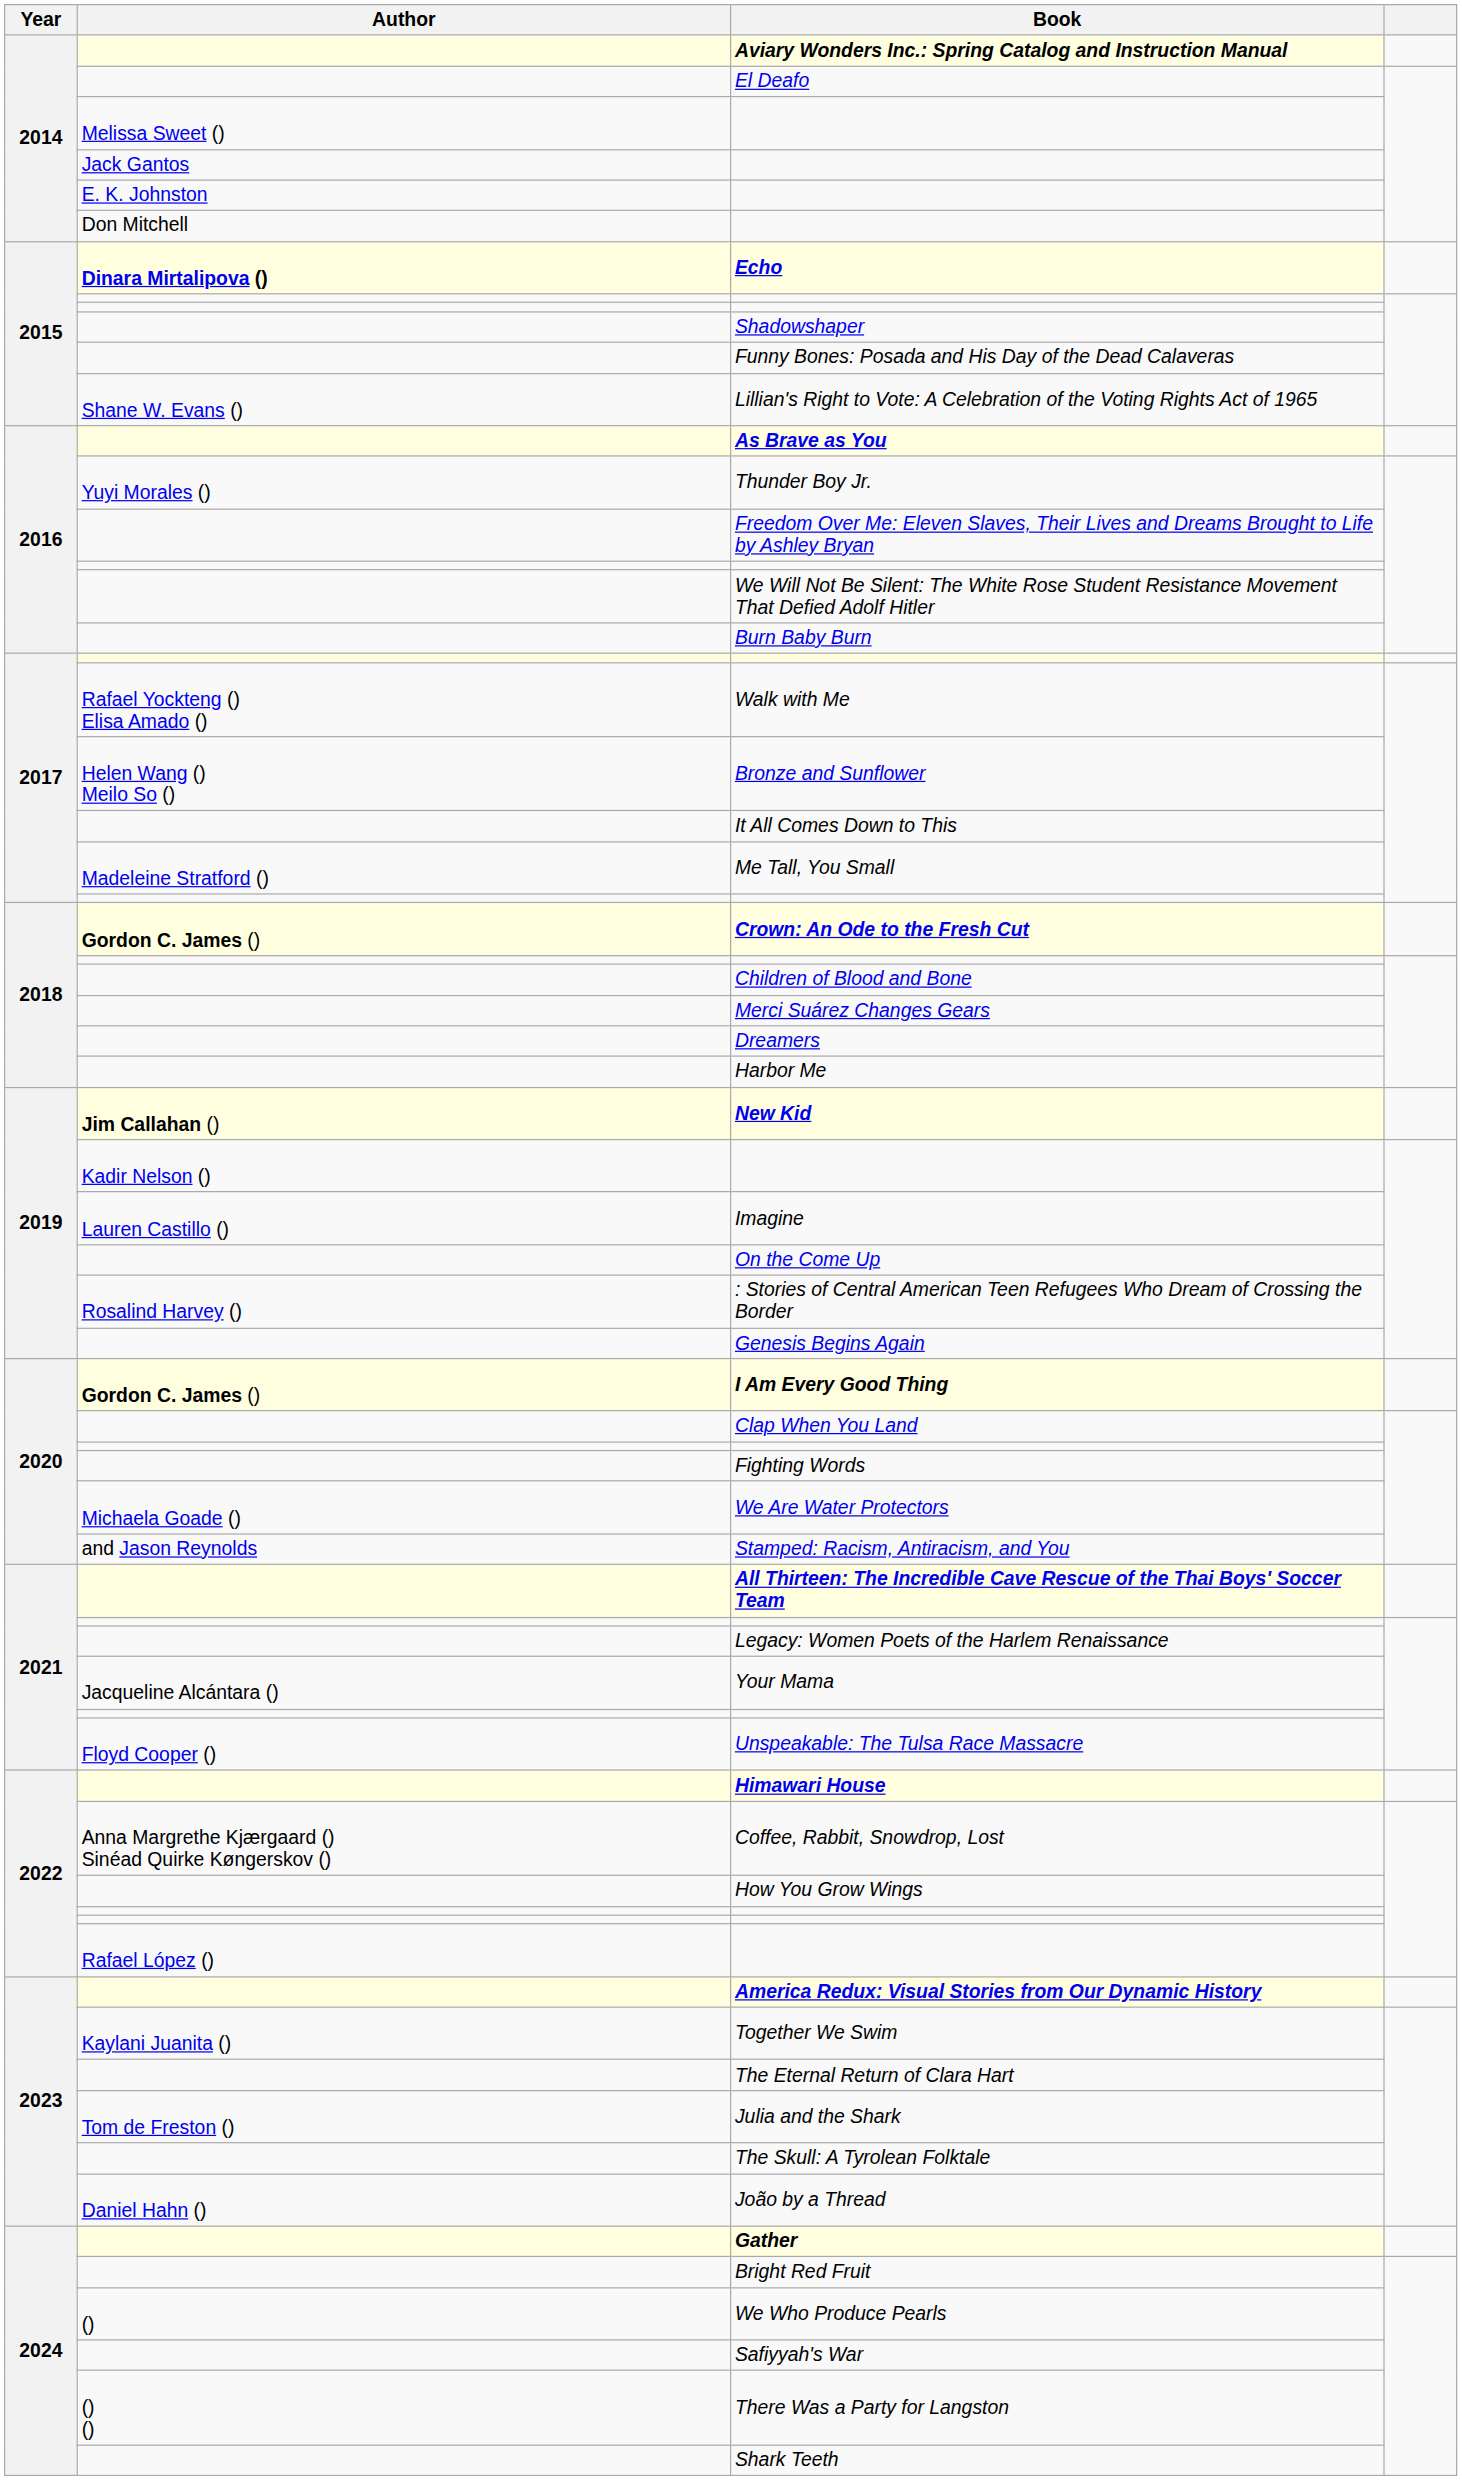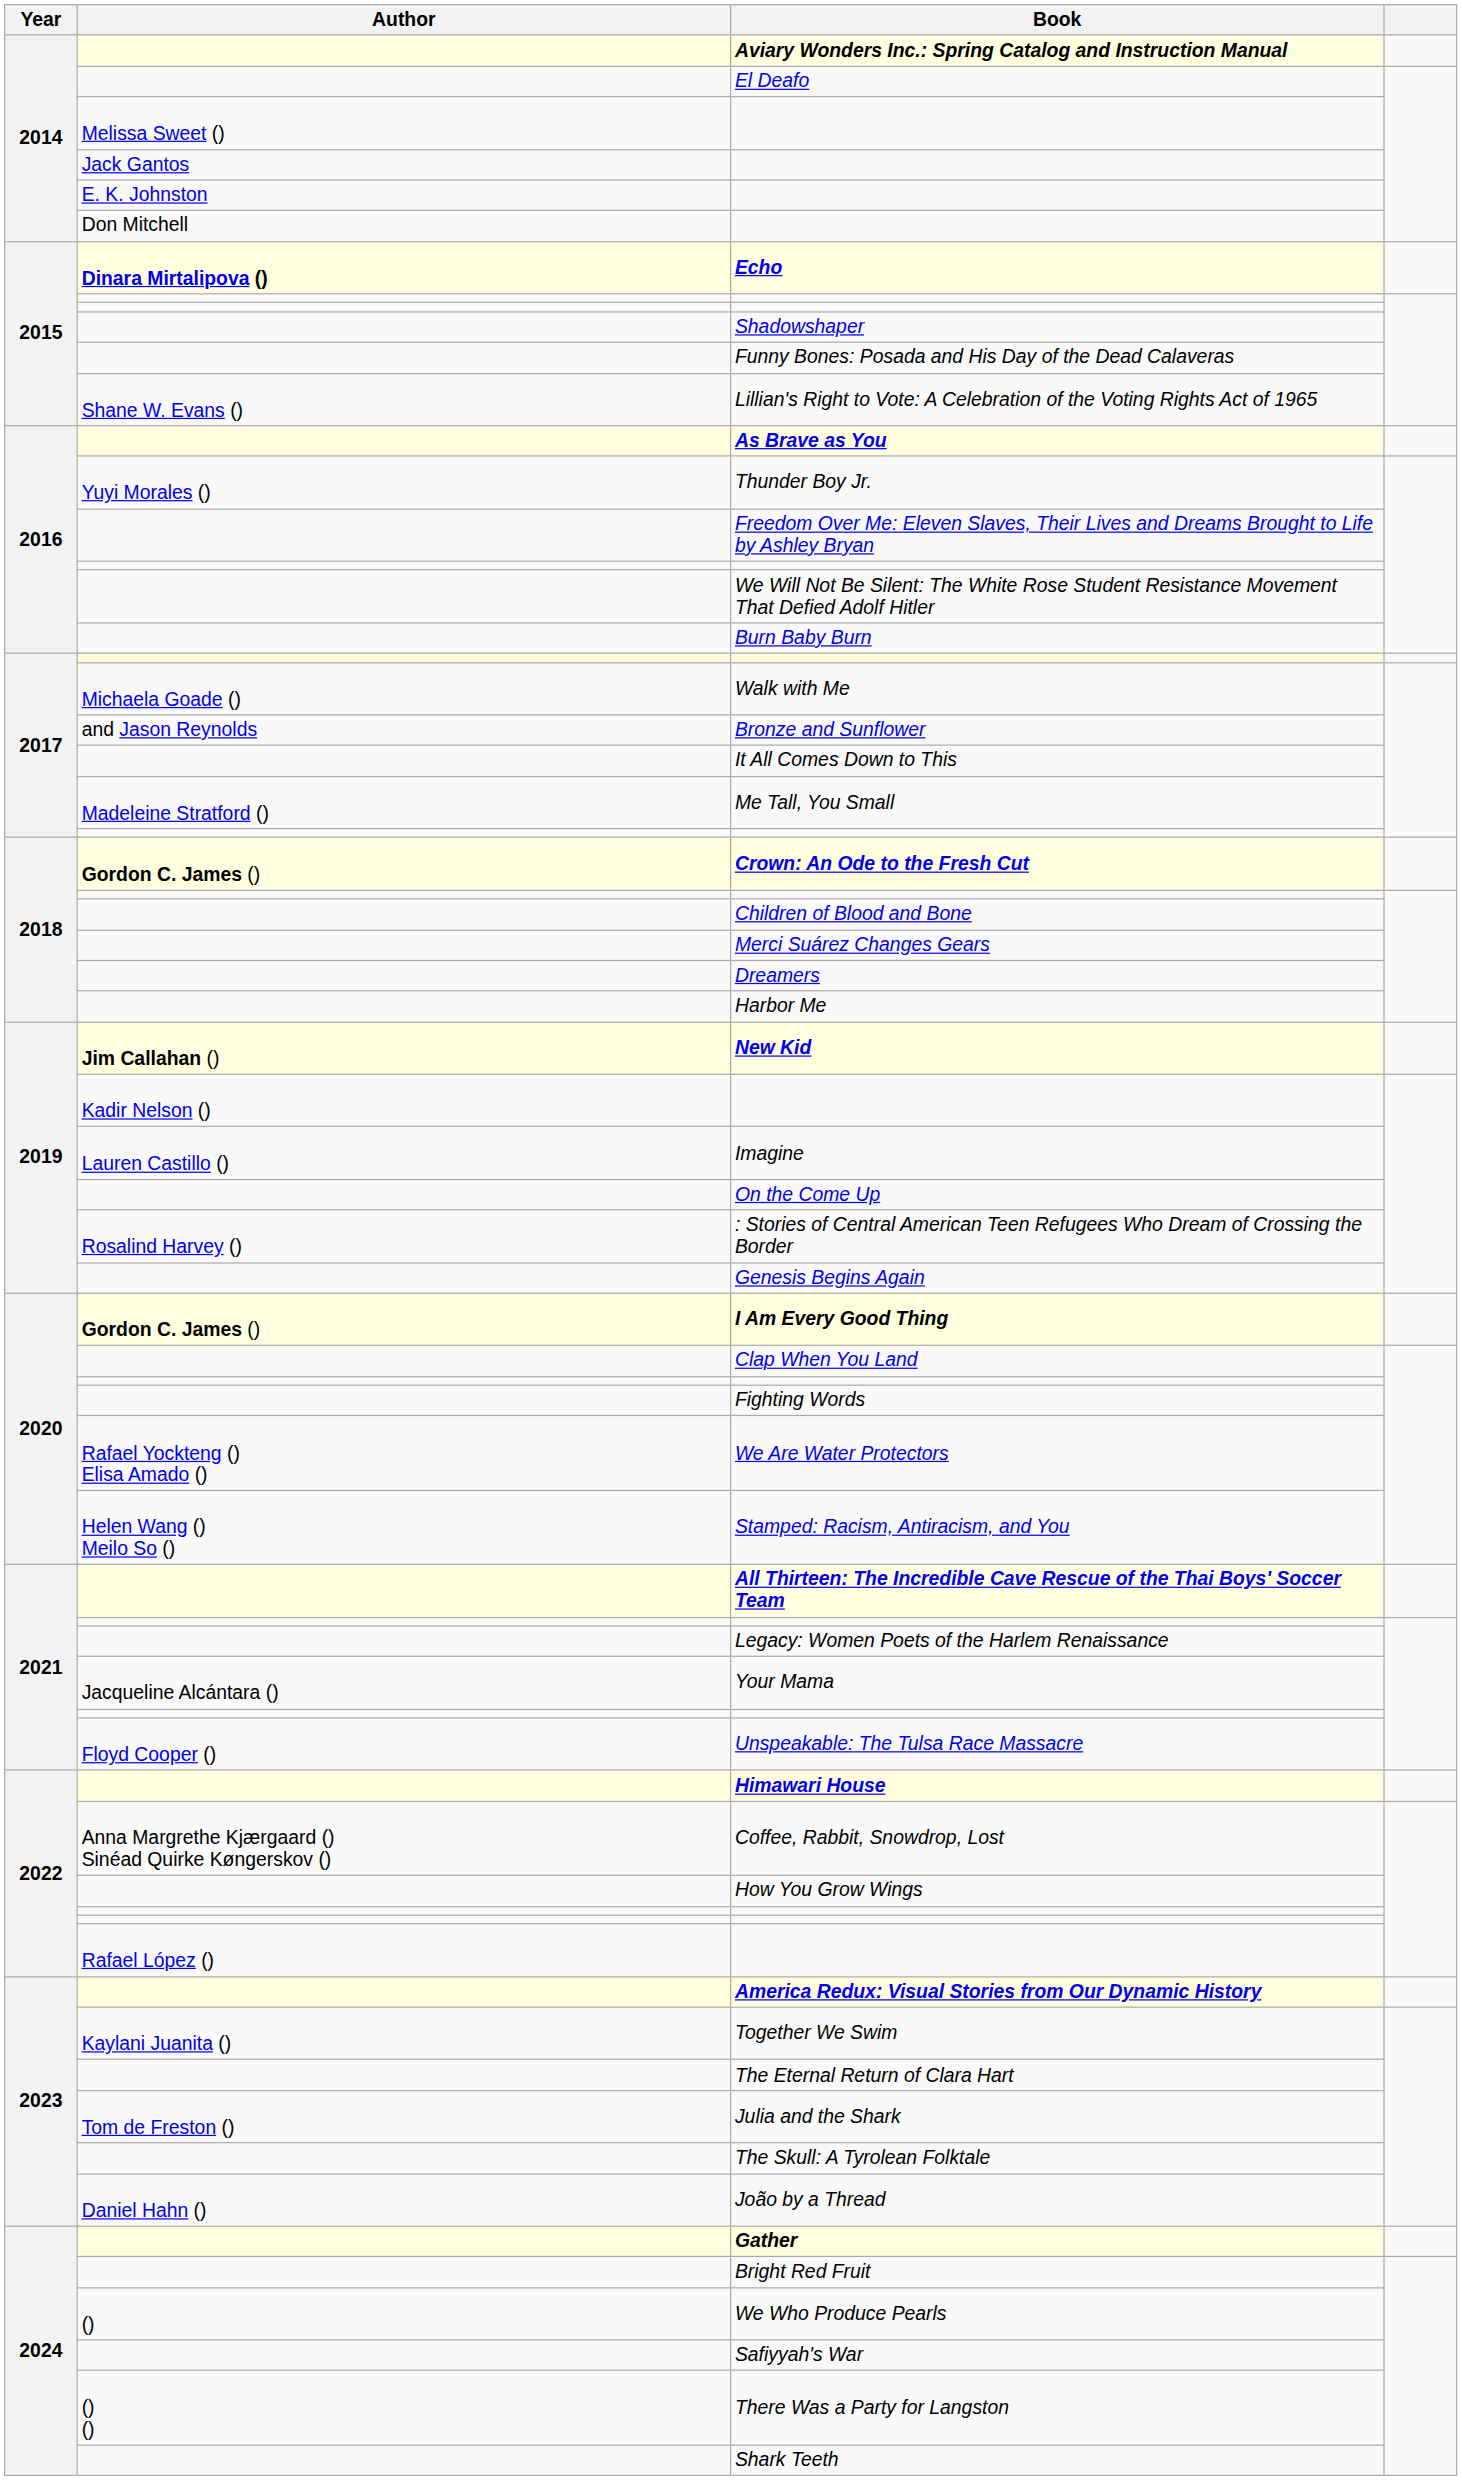(161, 710) Rafael Yockteng () Elisa Amado () -> (161, 699) Michaela Goade ()
(144, 784) Helen Wang () Meilo So () -> (169, 729) and Jason Reynolds
(161, 1518) Michaela Goade () -> (161, 1463) Rafael Yockteng () Elisa Amado ()
(169, 1548) and Jason Reynolds -> (144, 1538) Helen Wang () Meilo So ()
